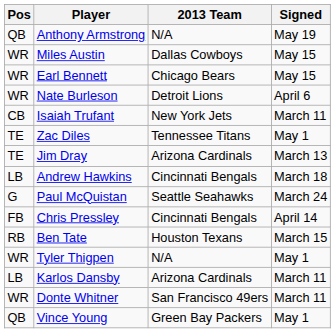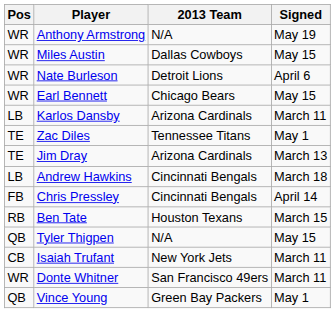(17, 35) QB -> (18, 35) WR
rows swapped: (72, 75) <-> (77, 96)
rows swapped: (78, 277) <-> (75, 116)
- row: (82, 197)
(18, 257) WR -> (17, 237) QB
(291, 257) May 1 -> (295, 237) May 15
